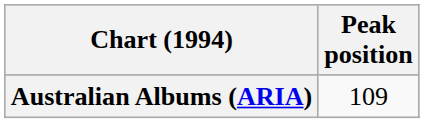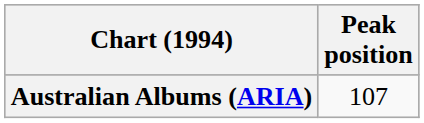(368, 95) 109 -> (368, 95) 107
